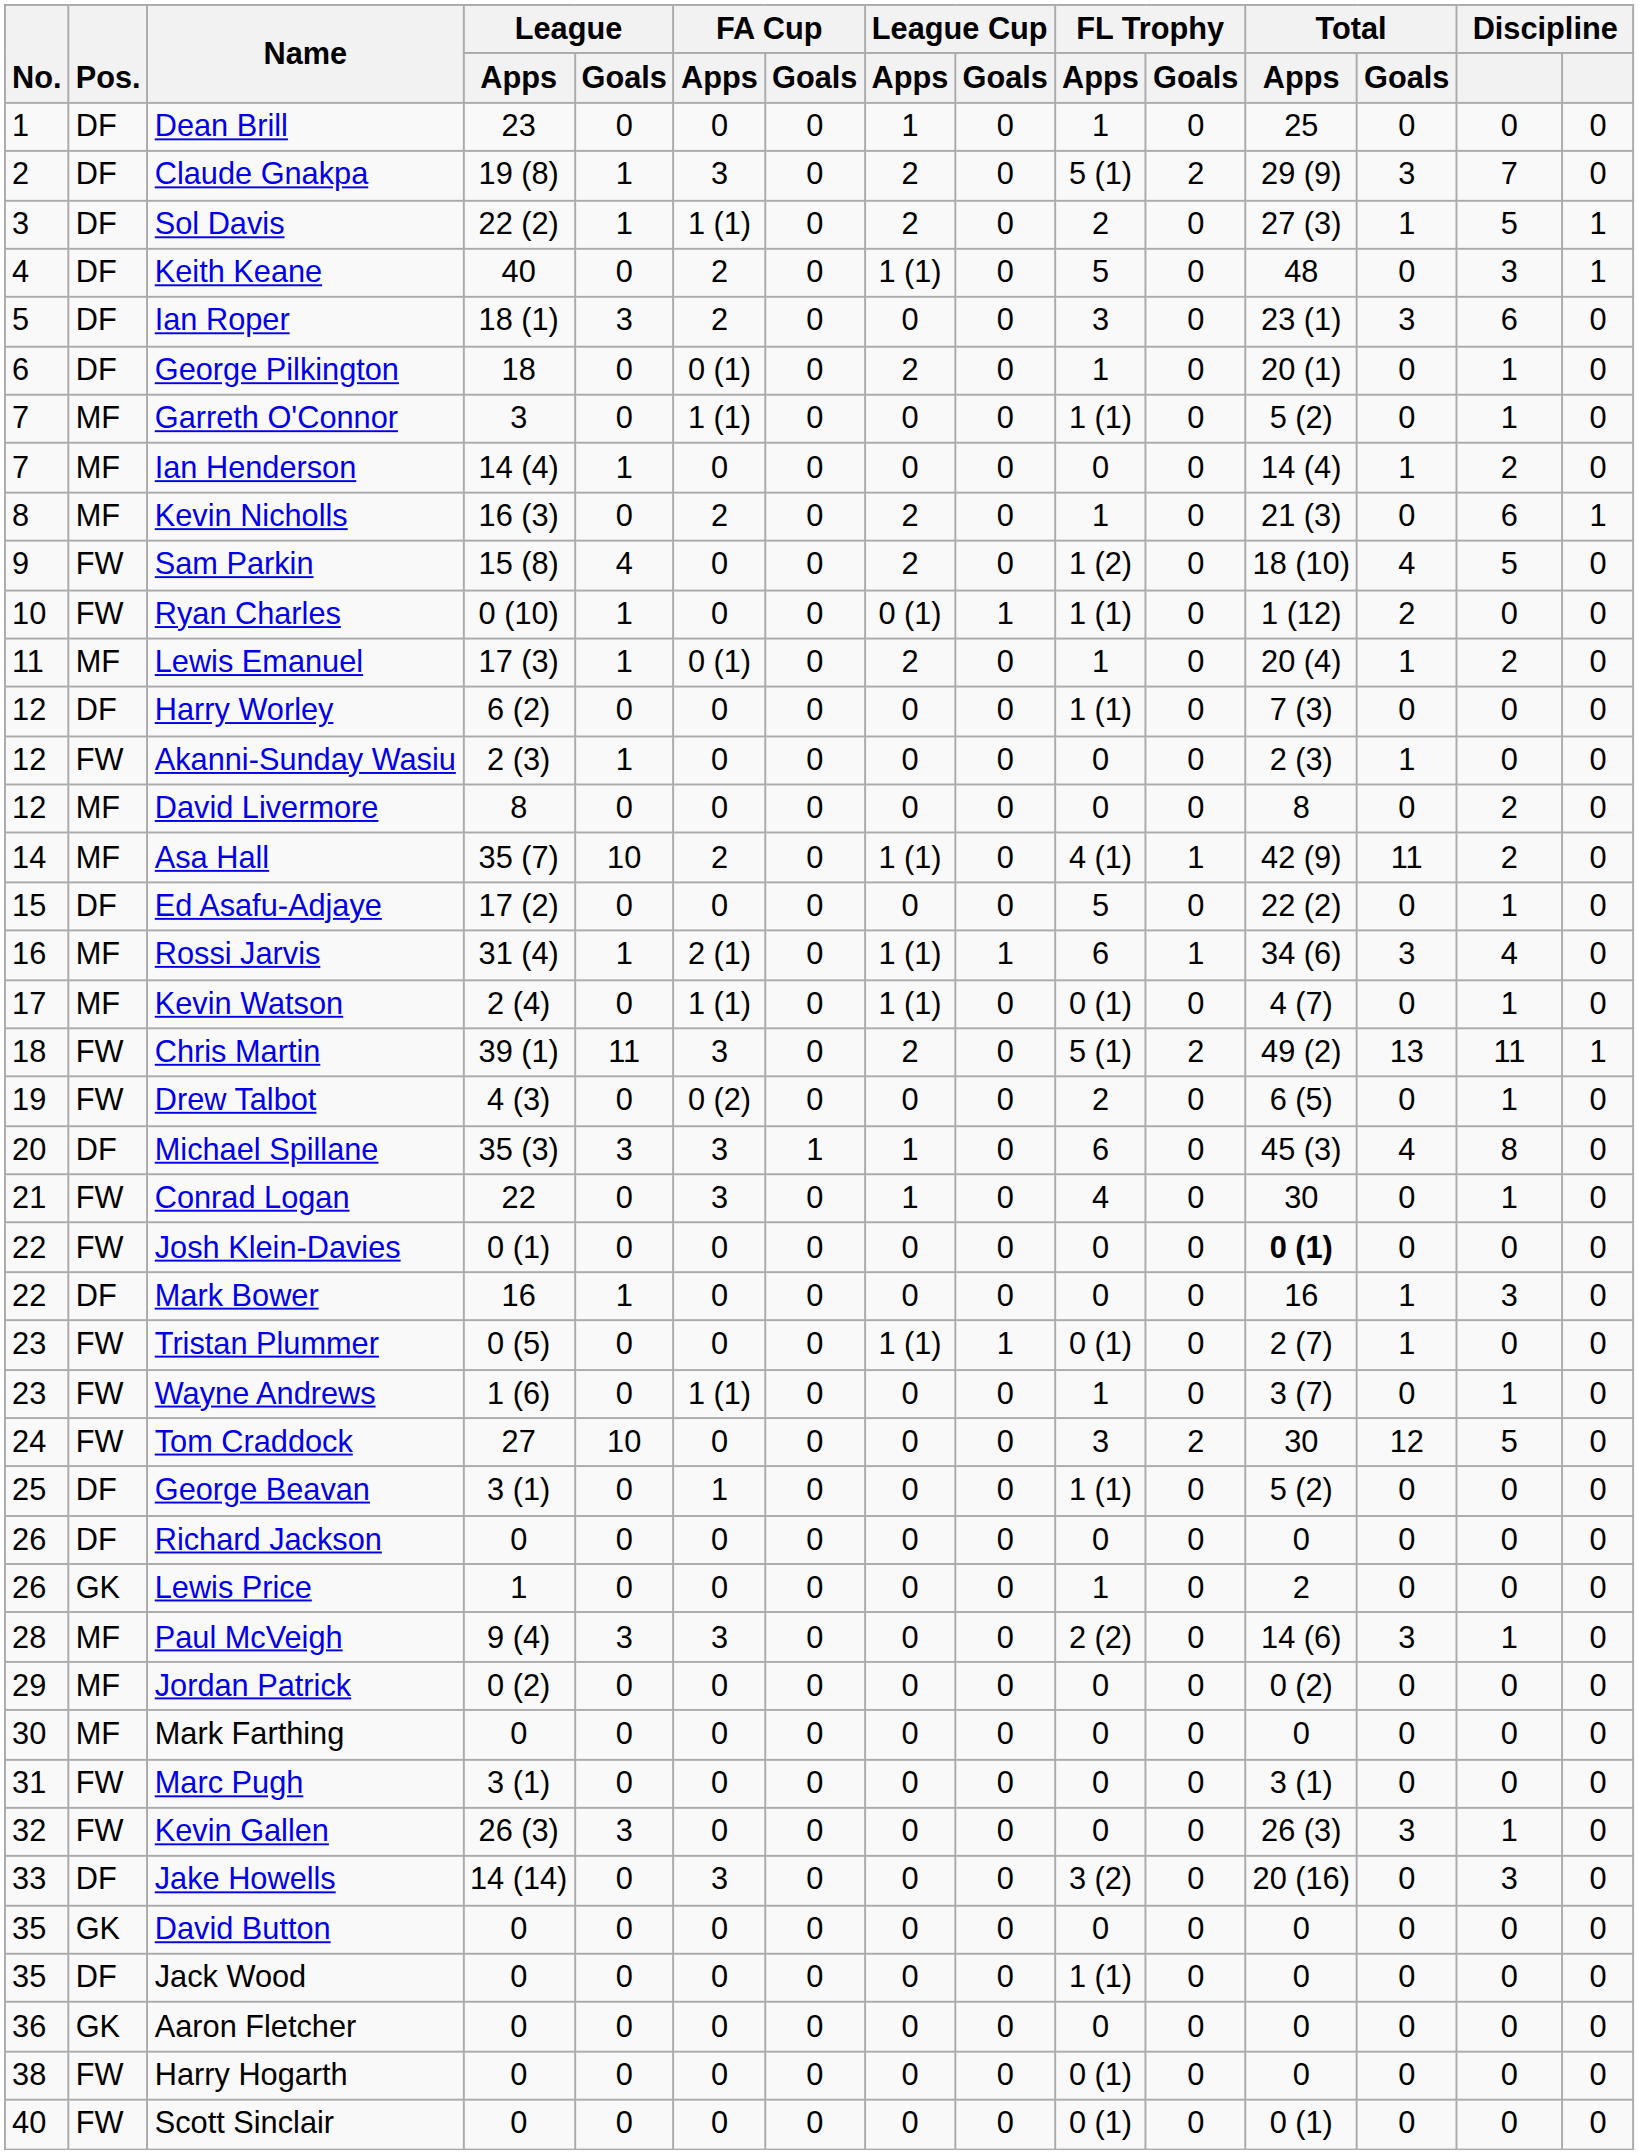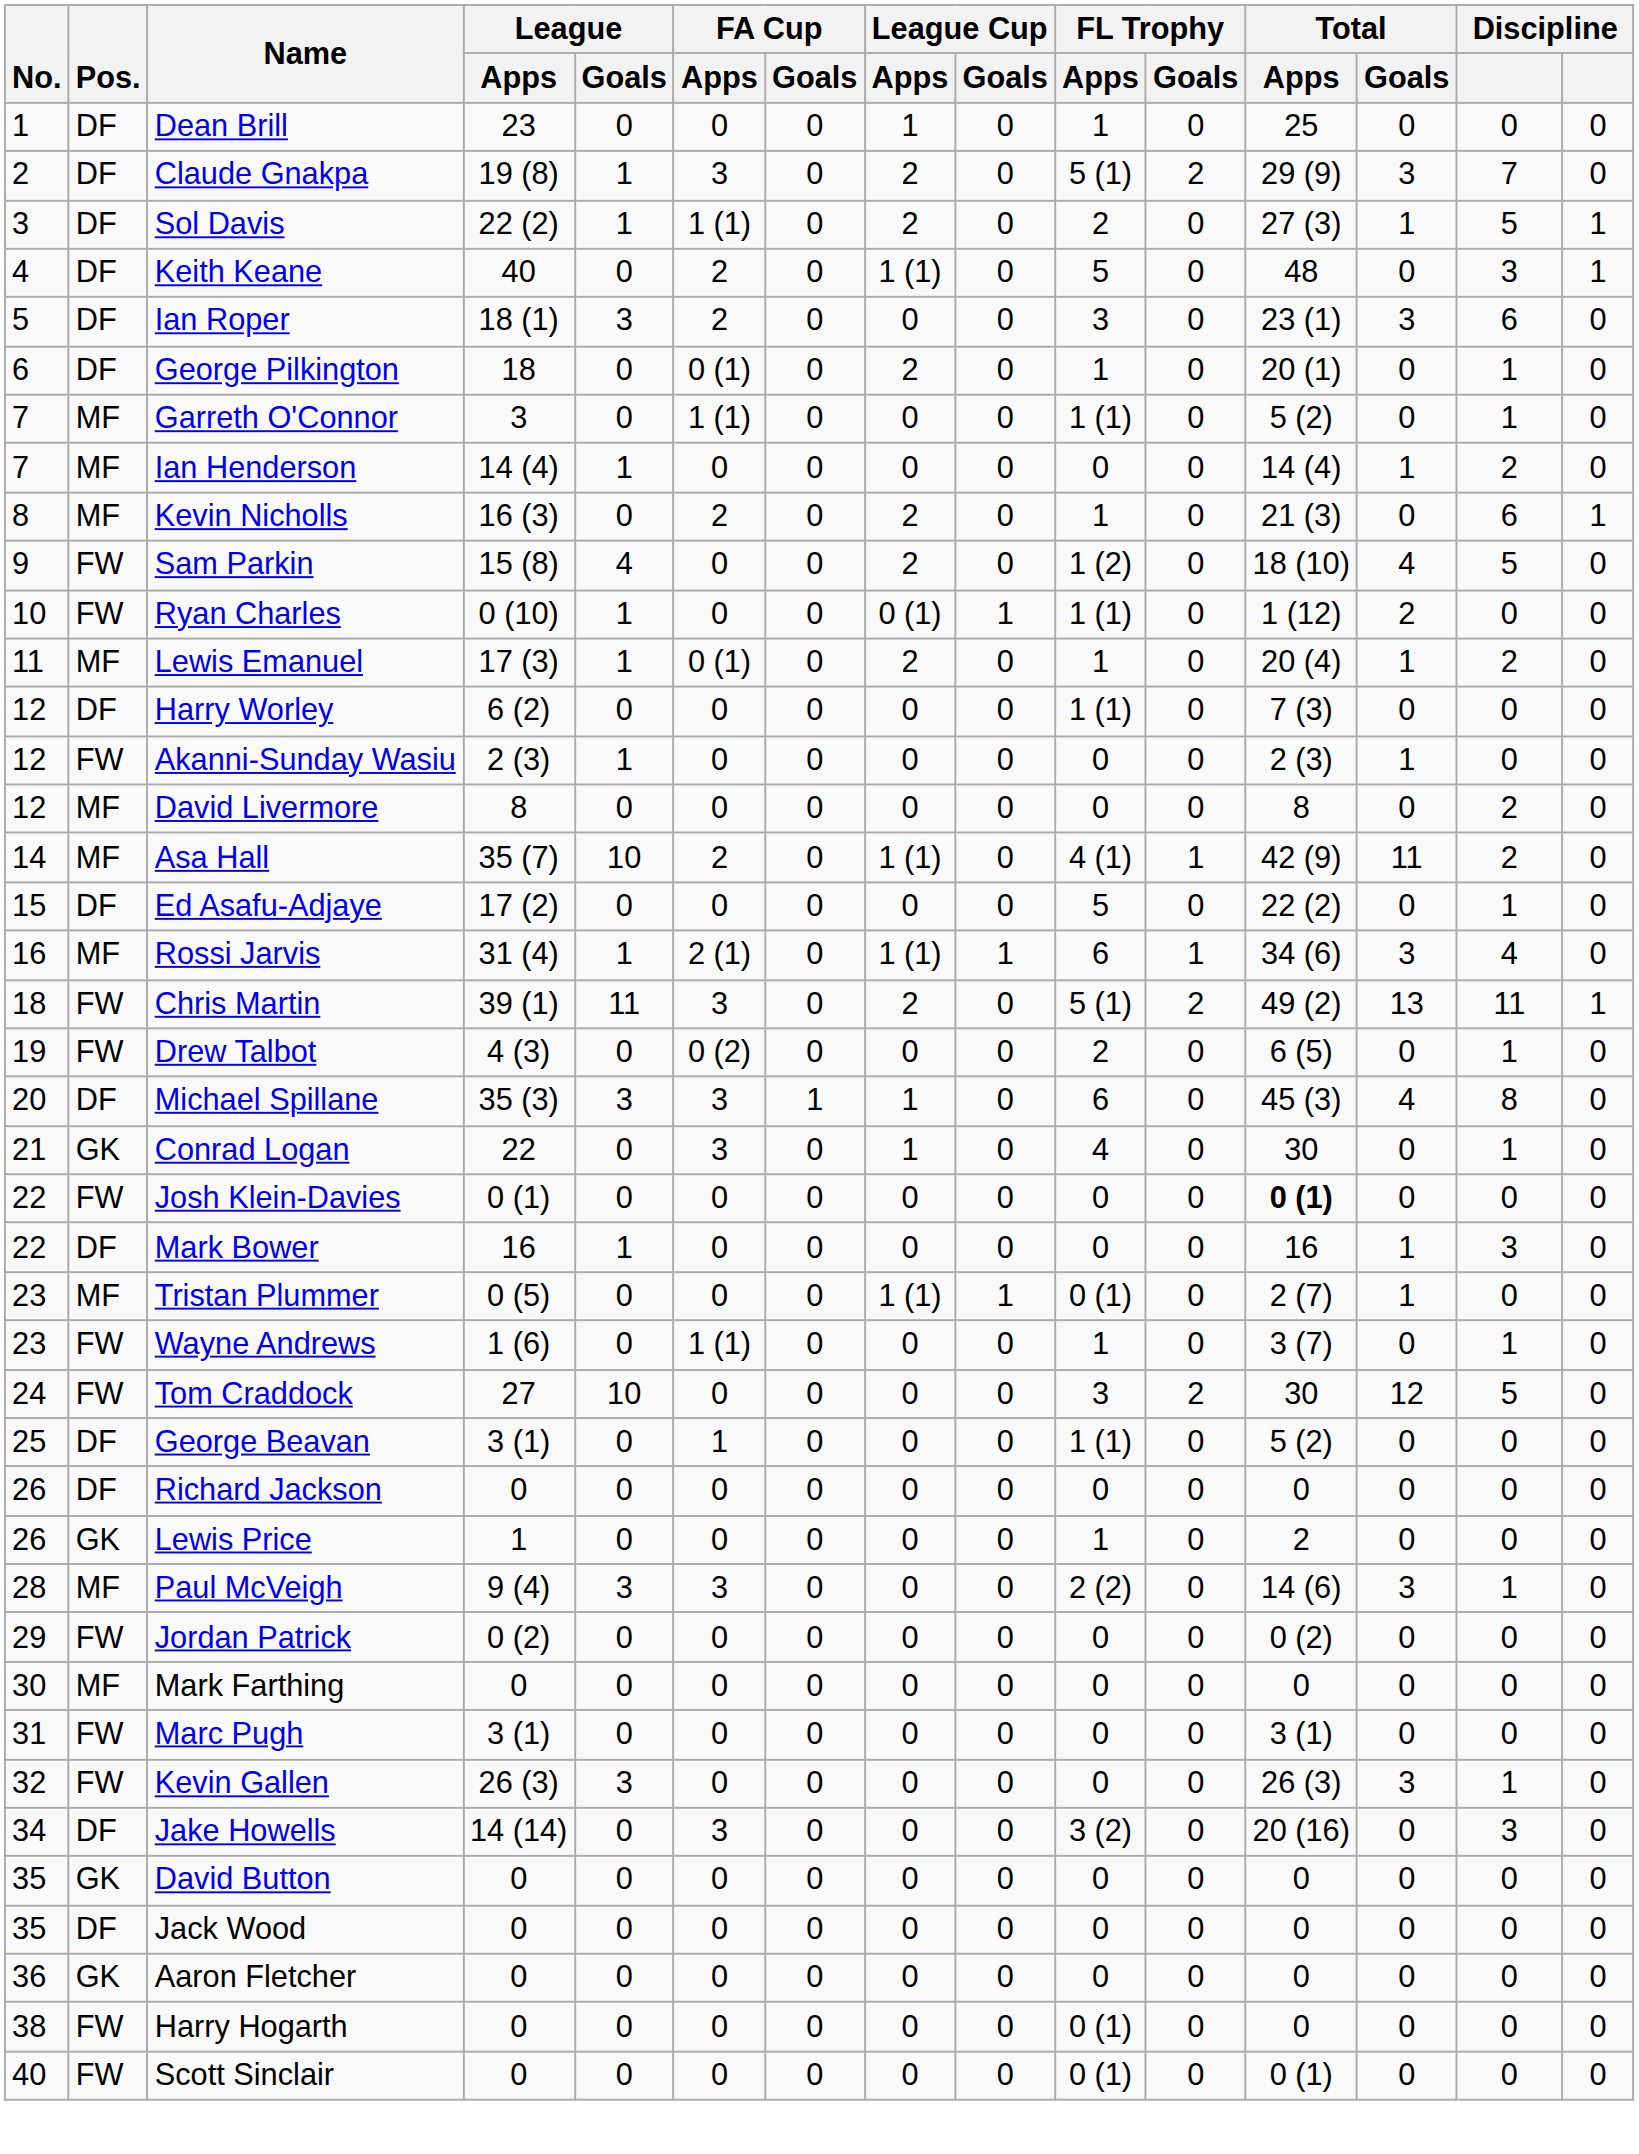- row: (249, 1003)
(100, 1198) FW -> (98, 1149) GK
(100, 1344) FW -> (98, 1295) MF
(98, 1685) MF -> (100, 1636) FW
(29, 1880) 33 -> (29, 1831) 34
(1100, 1977) 1 (1) -> (1100, 1928) 0
